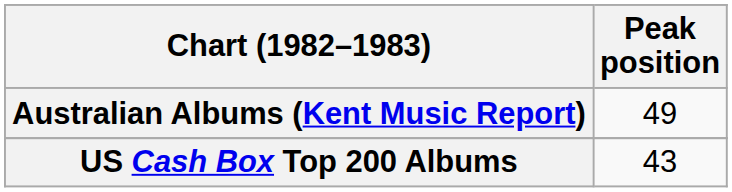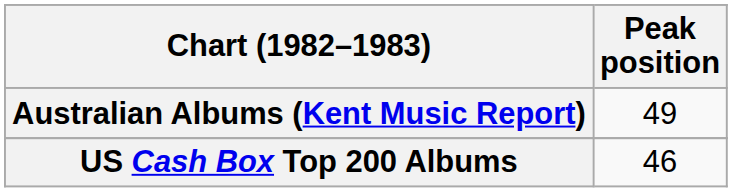(660, 161) 43 -> (660, 161) 46
